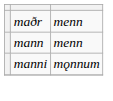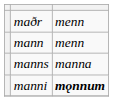+ row: (31, 63)
(77, 63) normal -> (80, 85) bold
